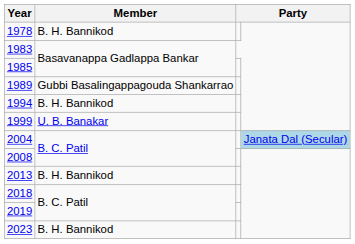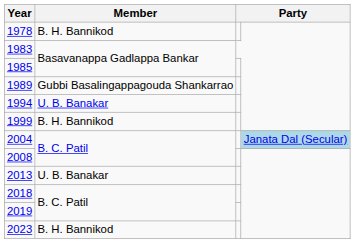(75, 103) B. H. Bannikod -> (73, 103) U. B. Banakar
(73, 121) U. B. Banakar -> (75, 121) B. H. Bannikod
(75, 175) B. H. Bannikod -> (73, 175) U. B. Banakar
